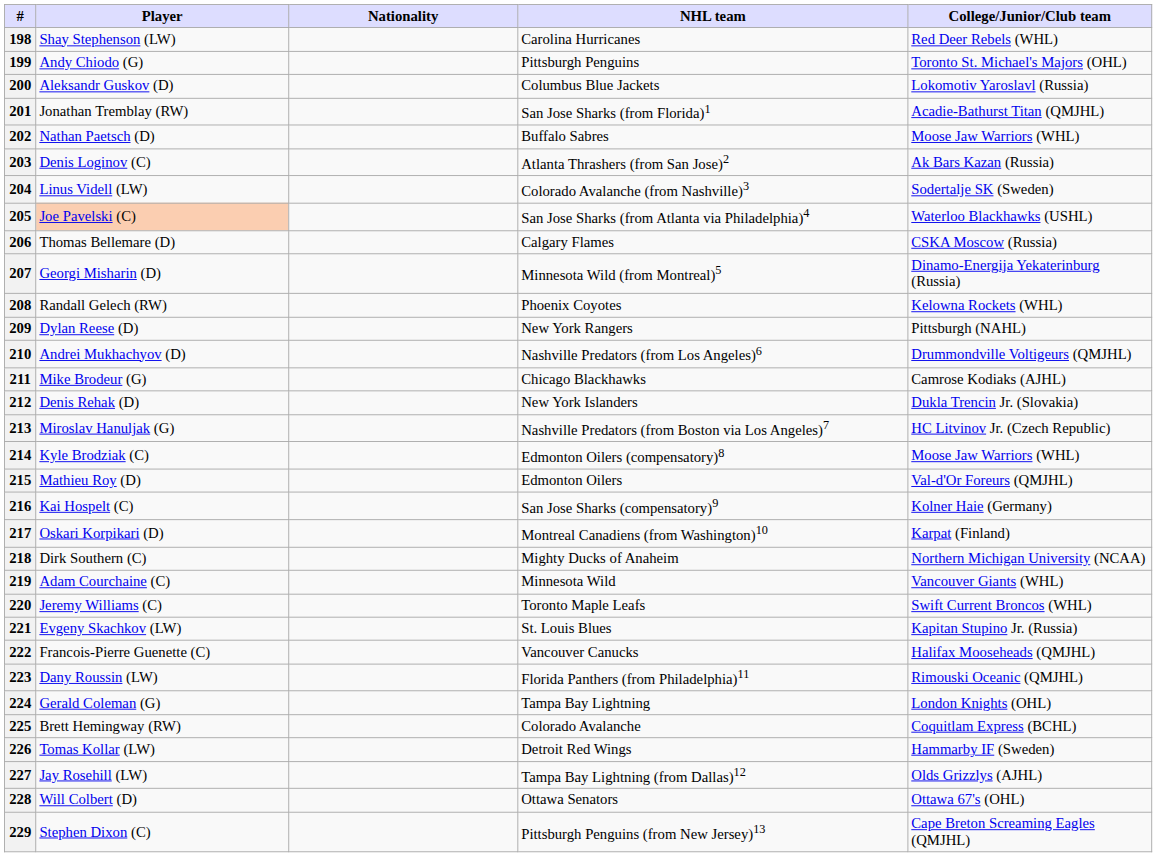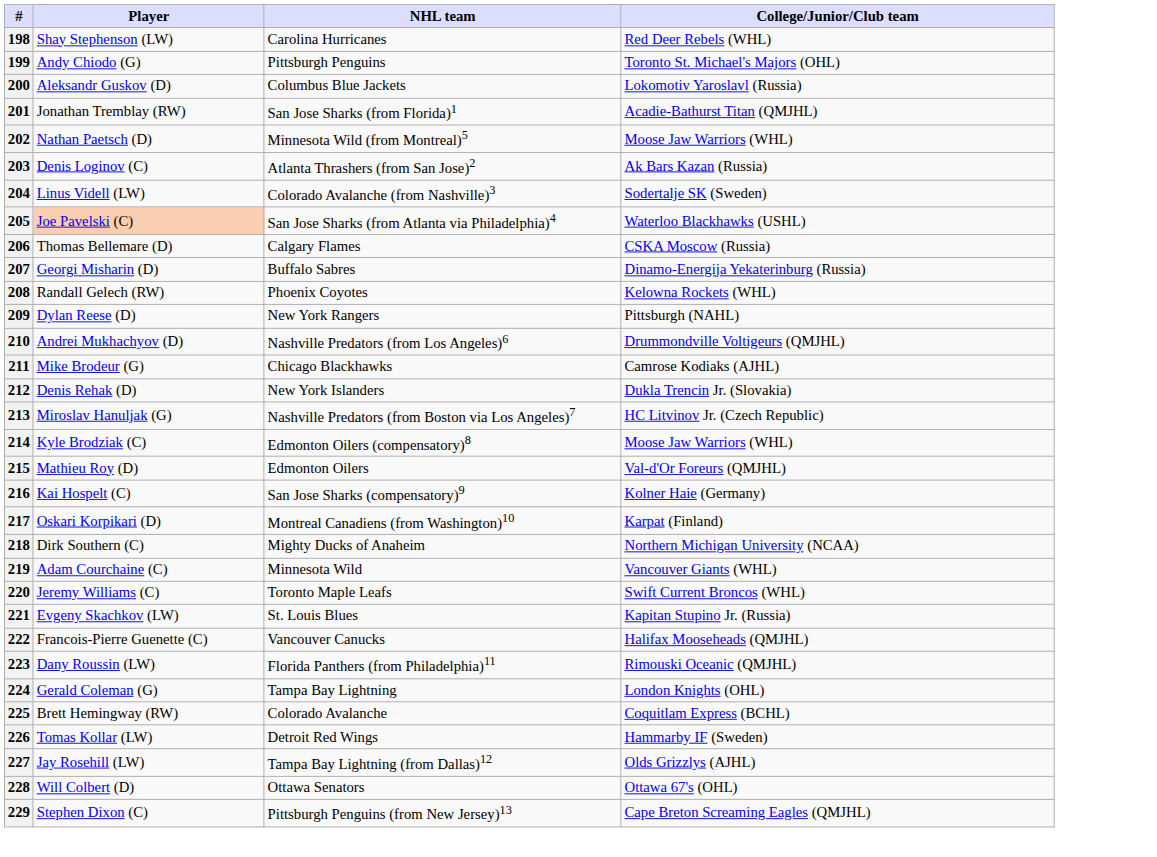- column: (403, 16)
(565, 136) Buffalo Sabres -> (368, 138) Minnesota Wild (from Montreal)5
(621, 273) Minnesota Wild (from Montreal)5 -> (311, 269) Buffalo Sabres
